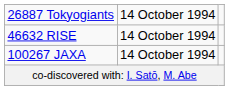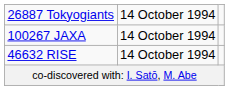rows swapped: (42, 35) <-> (47, 55)
